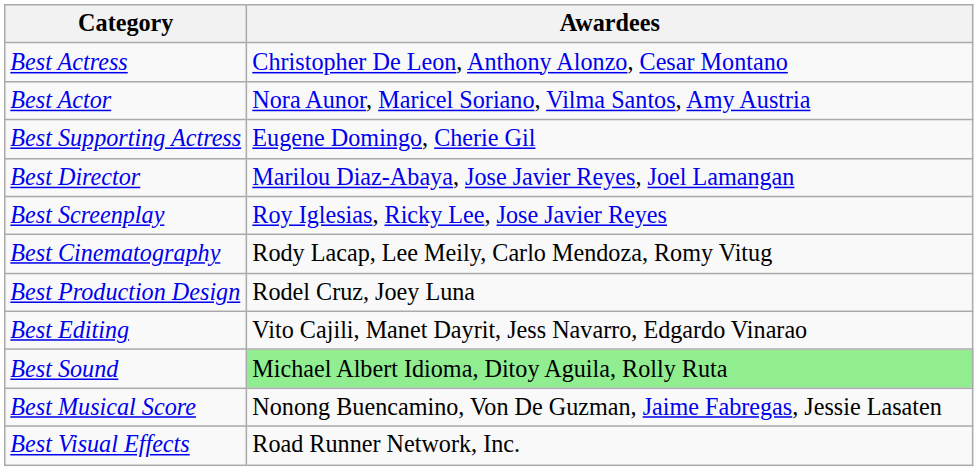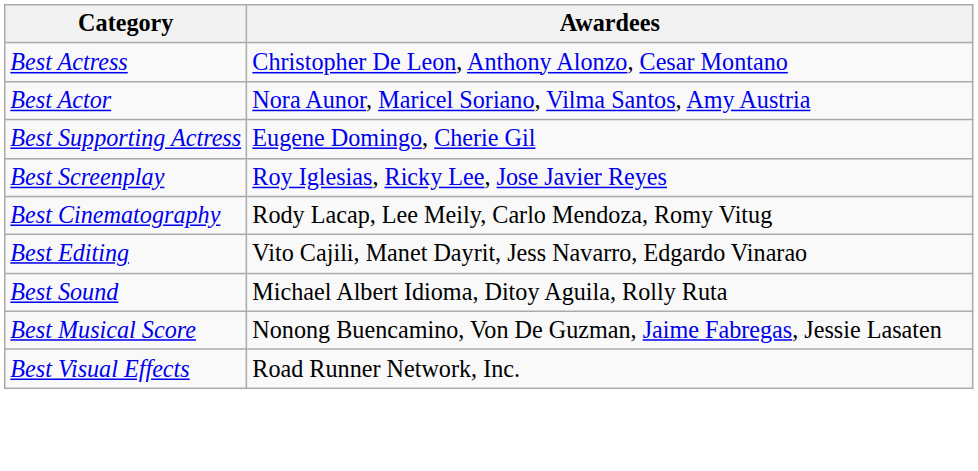- row: (75, 176)
- row: (125, 291)
(490, 368) lightgreen background -> (490, 291) no background
